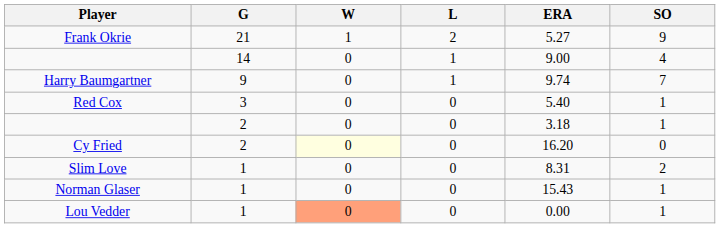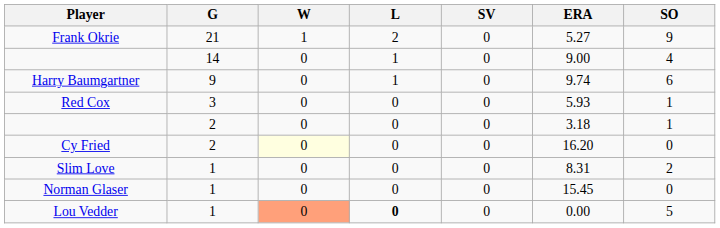+ column: (487, 15)
(663, 80) 7 -> (669, 80) 6
(558, 102) 5.40 -> (578, 102) 5.93
(558, 189) 15.43 -> (578, 189) 15.45
(663, 189) 1 -> (669, 189) 0
(453, 211) normal -> (395, 211) bold
(663, 211) 1 -> (669, 211) 5
